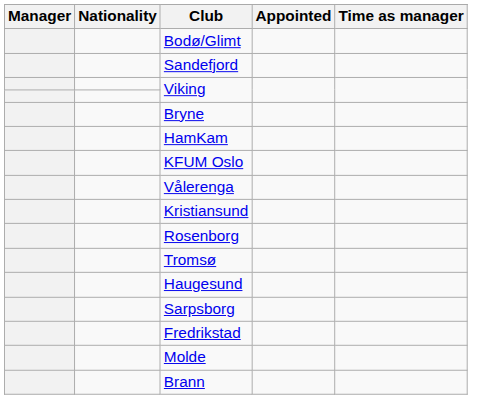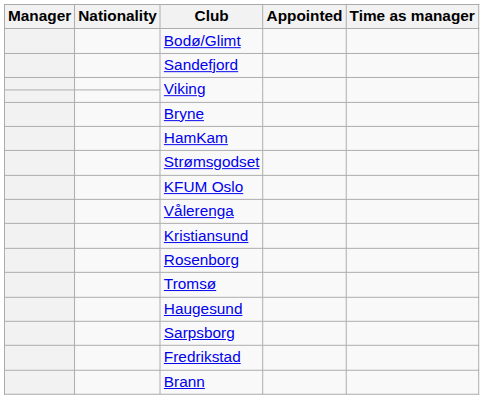+ row: (40, 163)
- row: (40, 358)
